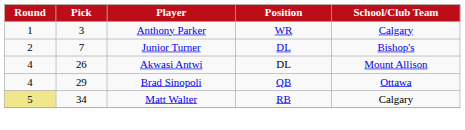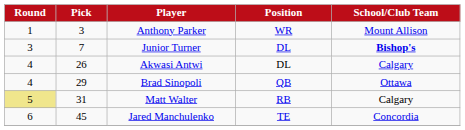(396, 30) Calgary -> (396, 30) Mount Allison
(30, 47) 2 -> (30, 47) 3
(396, 47) normal -> (396, 47) bold
(396, 64) Mount Allison -> (396, 64) Calgary
(81, 99) 34 -> (81, 99) 31
+ row: (171, 116)
